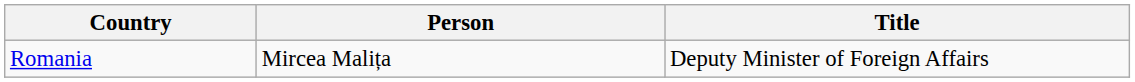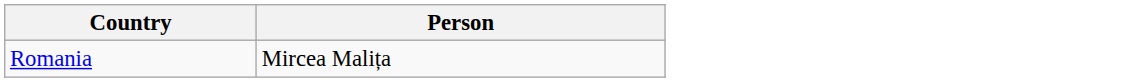- column: (897, 22)
